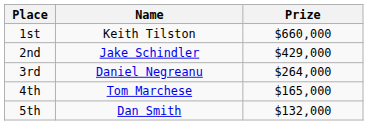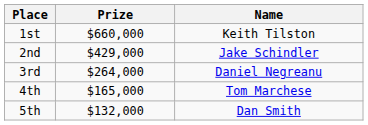columns swapped: (149, 14) <-> (303, 14)
